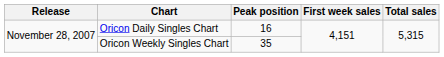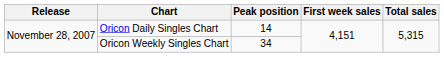(266, 28) 16 -> (266, 28) 14
(266, 44) 35 -> (266, 44) 34
